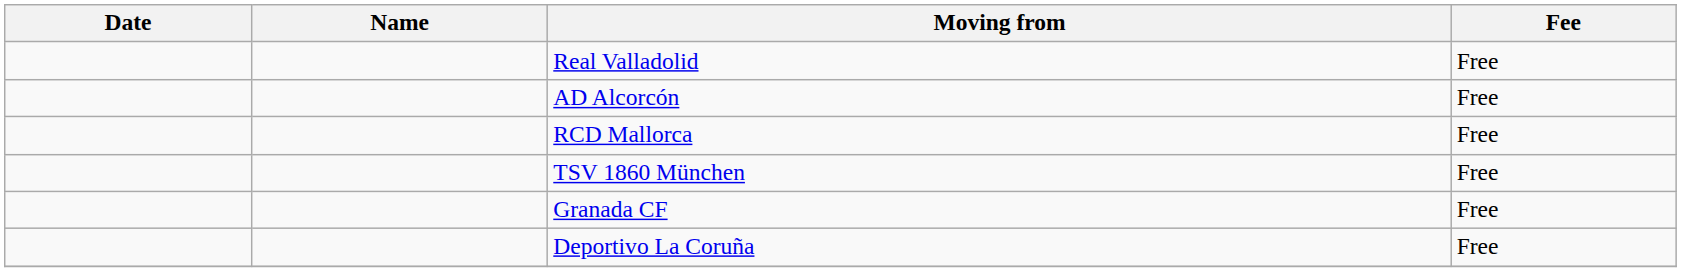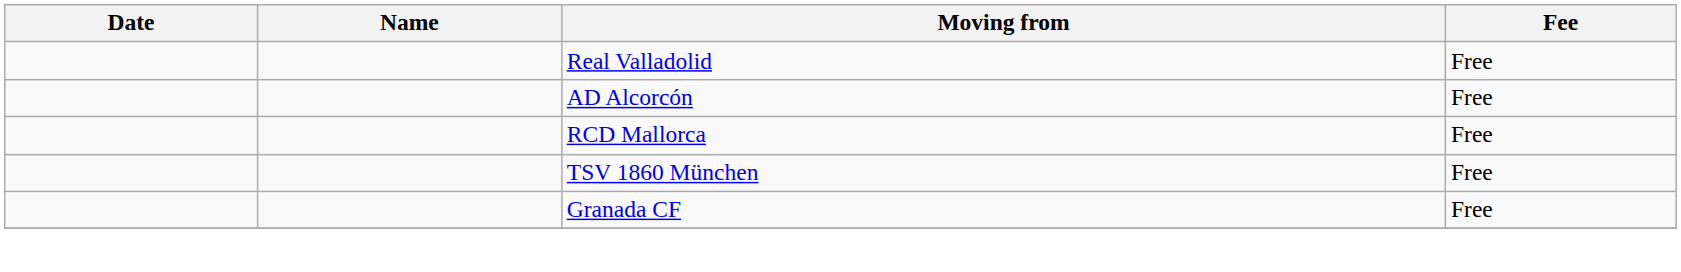- row: (654, 246)
